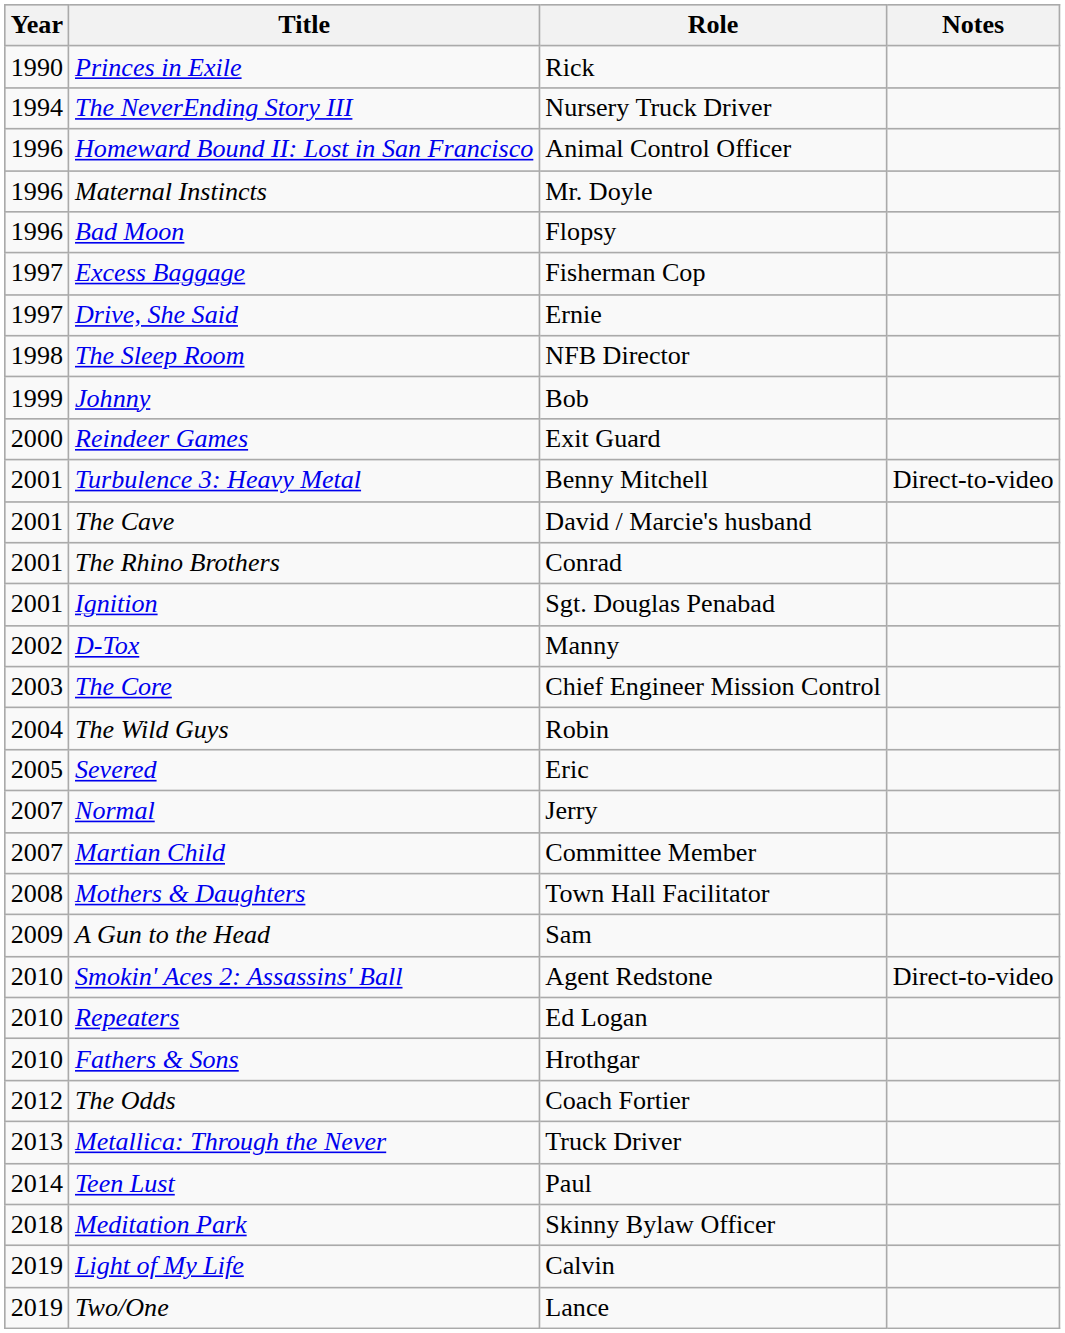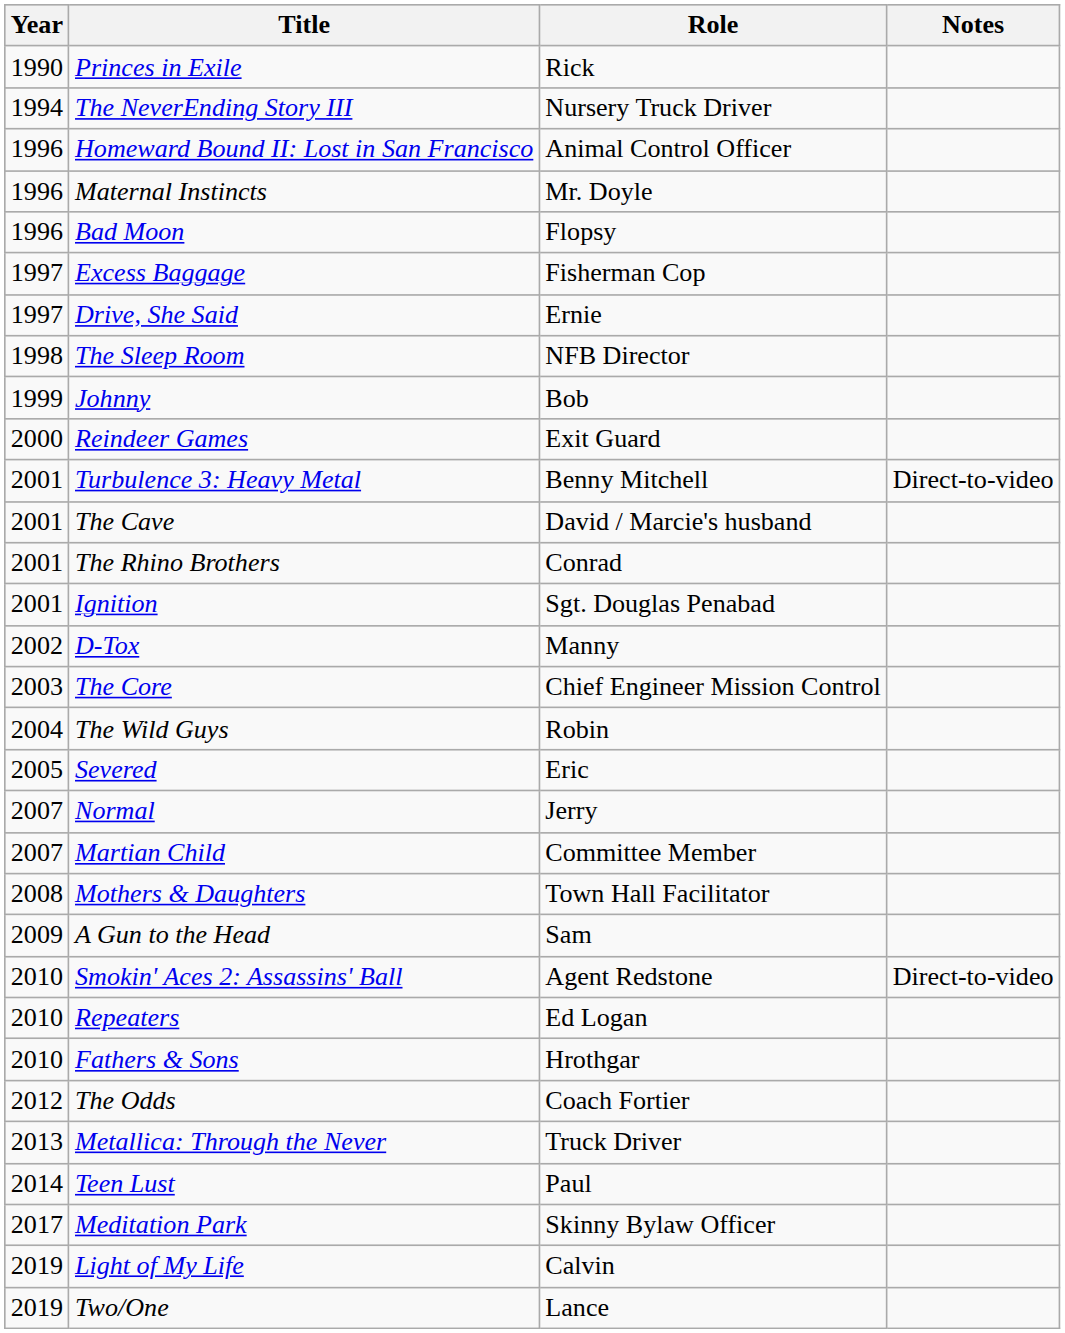(37, 1224) 2018 -> (37, 1224) 2017
